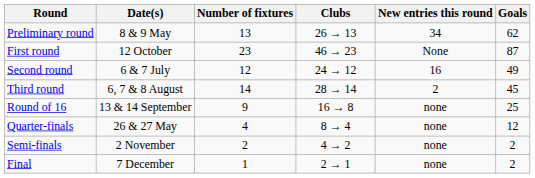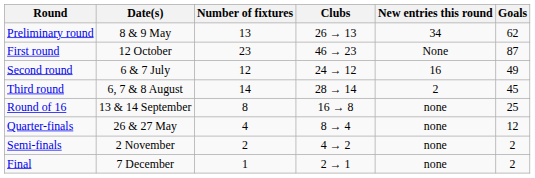(245, 107) 9 -> (245, 107) 8
